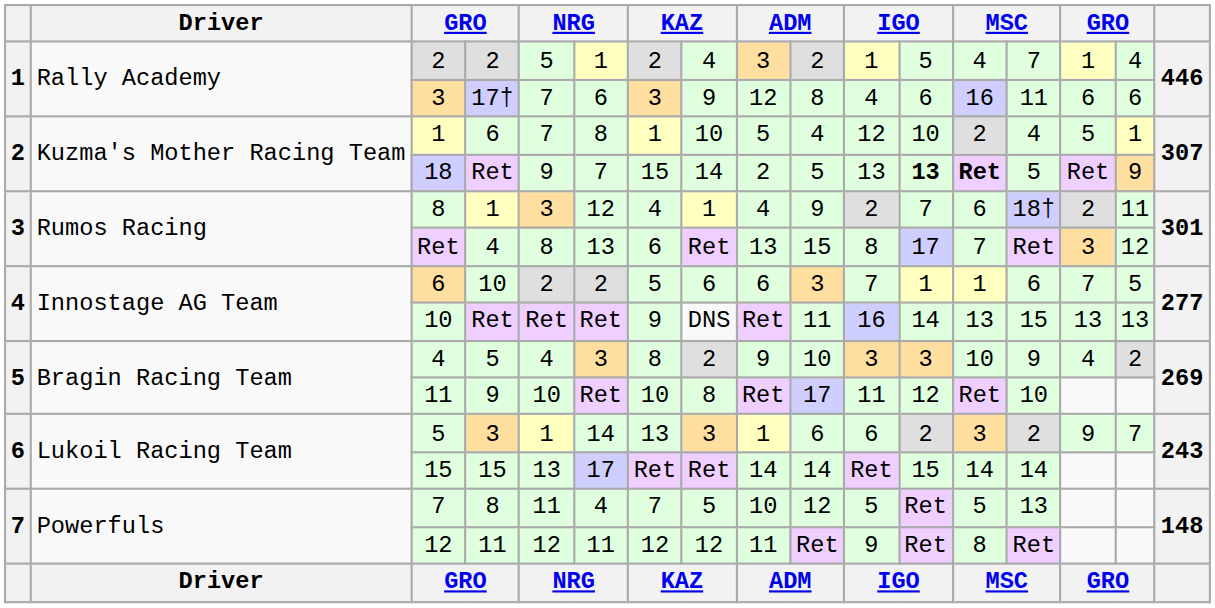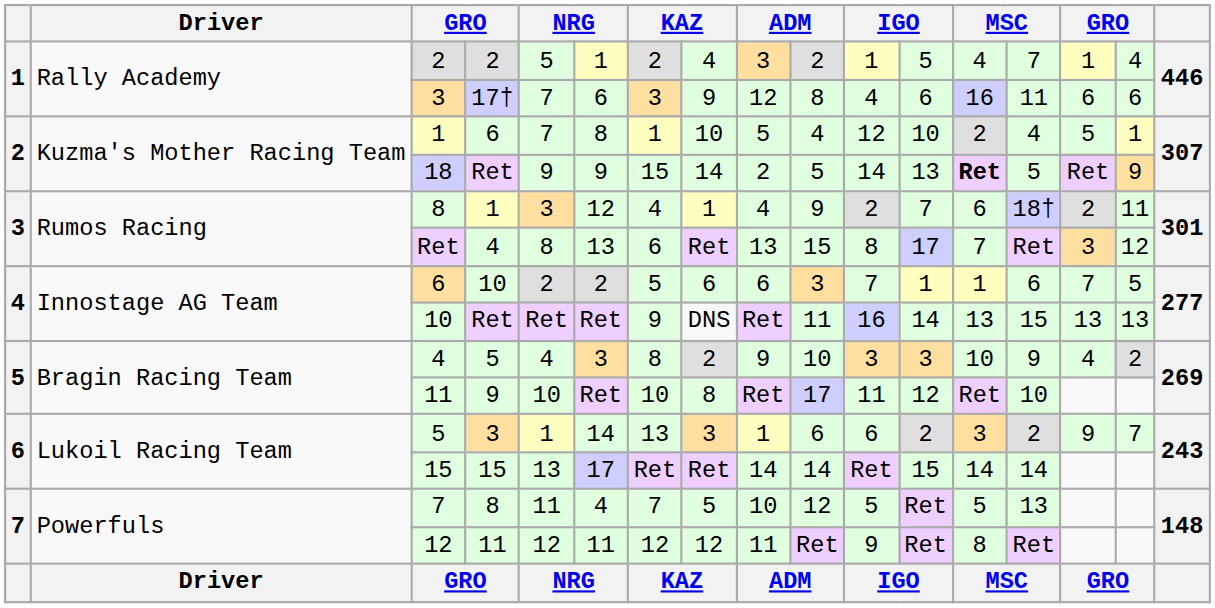(601, 173) 7 -> (601, 173) 9
(871, 173) 13 -> (871, 173) 14
(926, 173) bold -> (926, 173) normal
